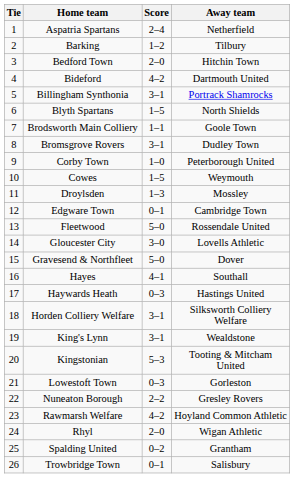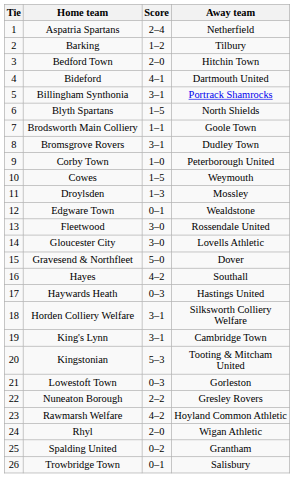(157, 78) 4–2 -> (157, 78) 4–1
(231, 210) Cambridge Town -> (231, 210) Wealdstone
(157, 227) 5–0 -> (157, 227) 3–0
(157, 276) 4–1 -> (157, 276) 4–2
(231, 337) Wealdstone -> (231, 337) Cambridge Town
